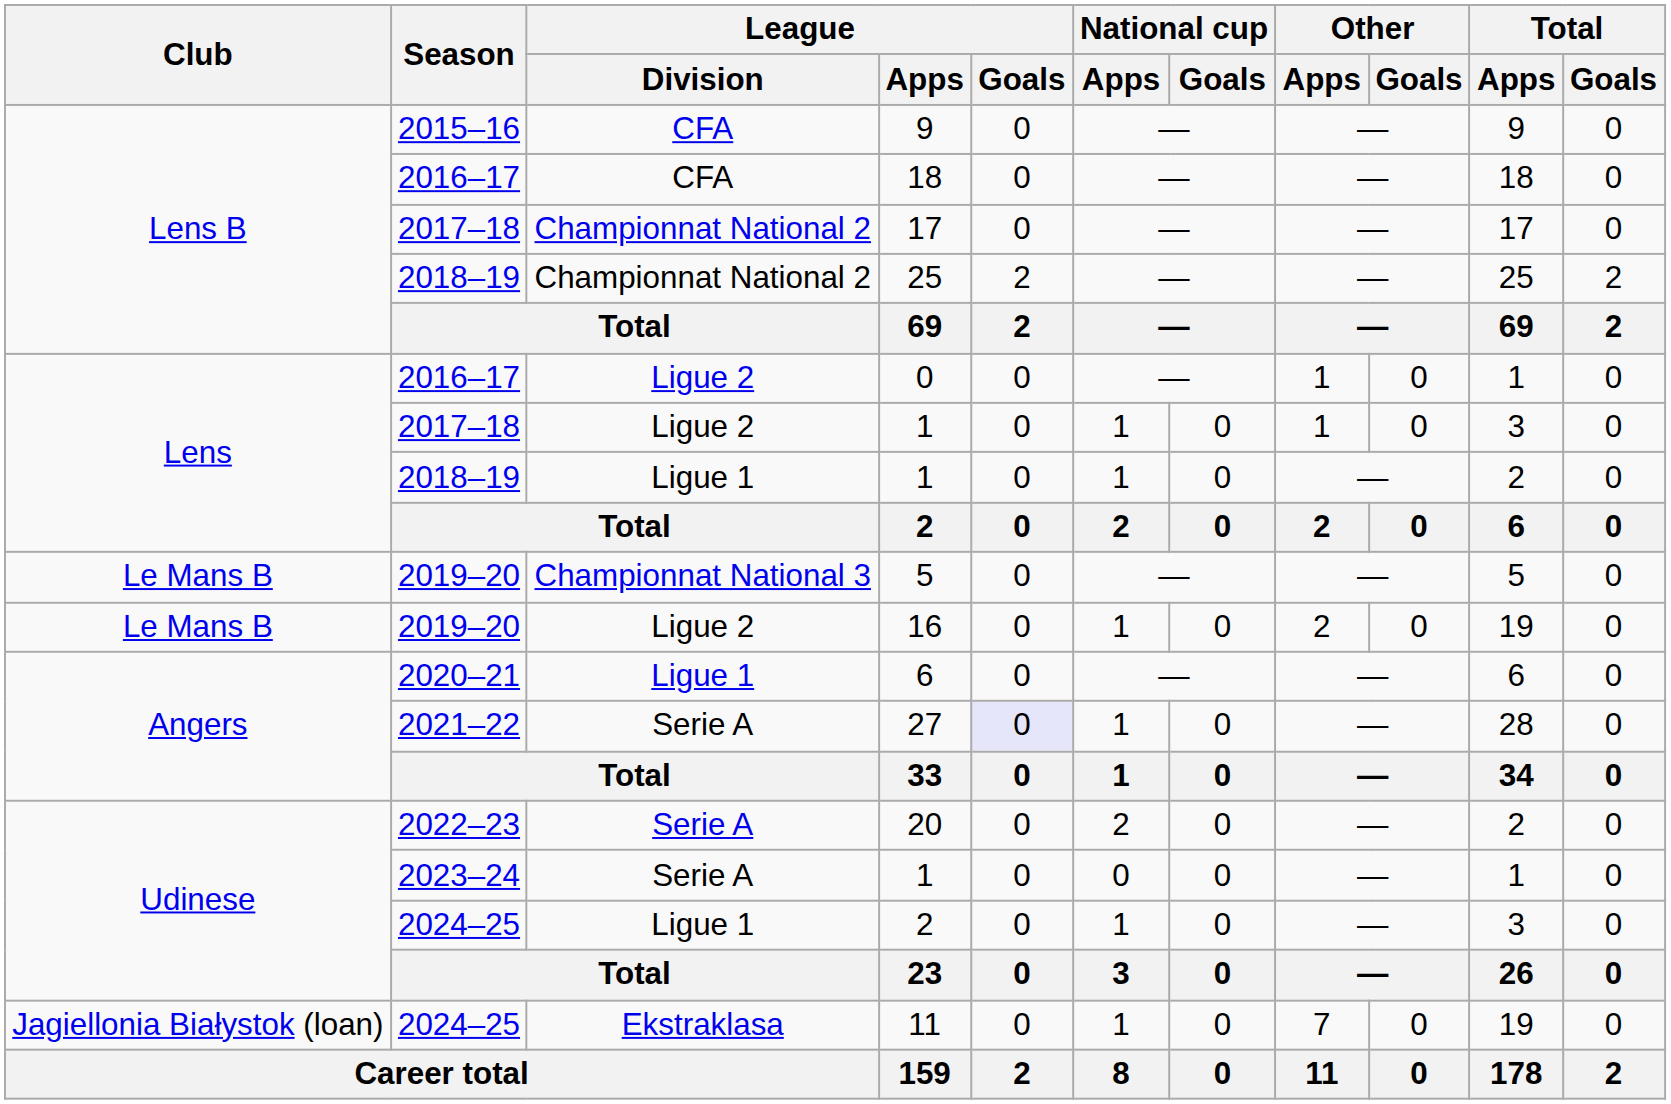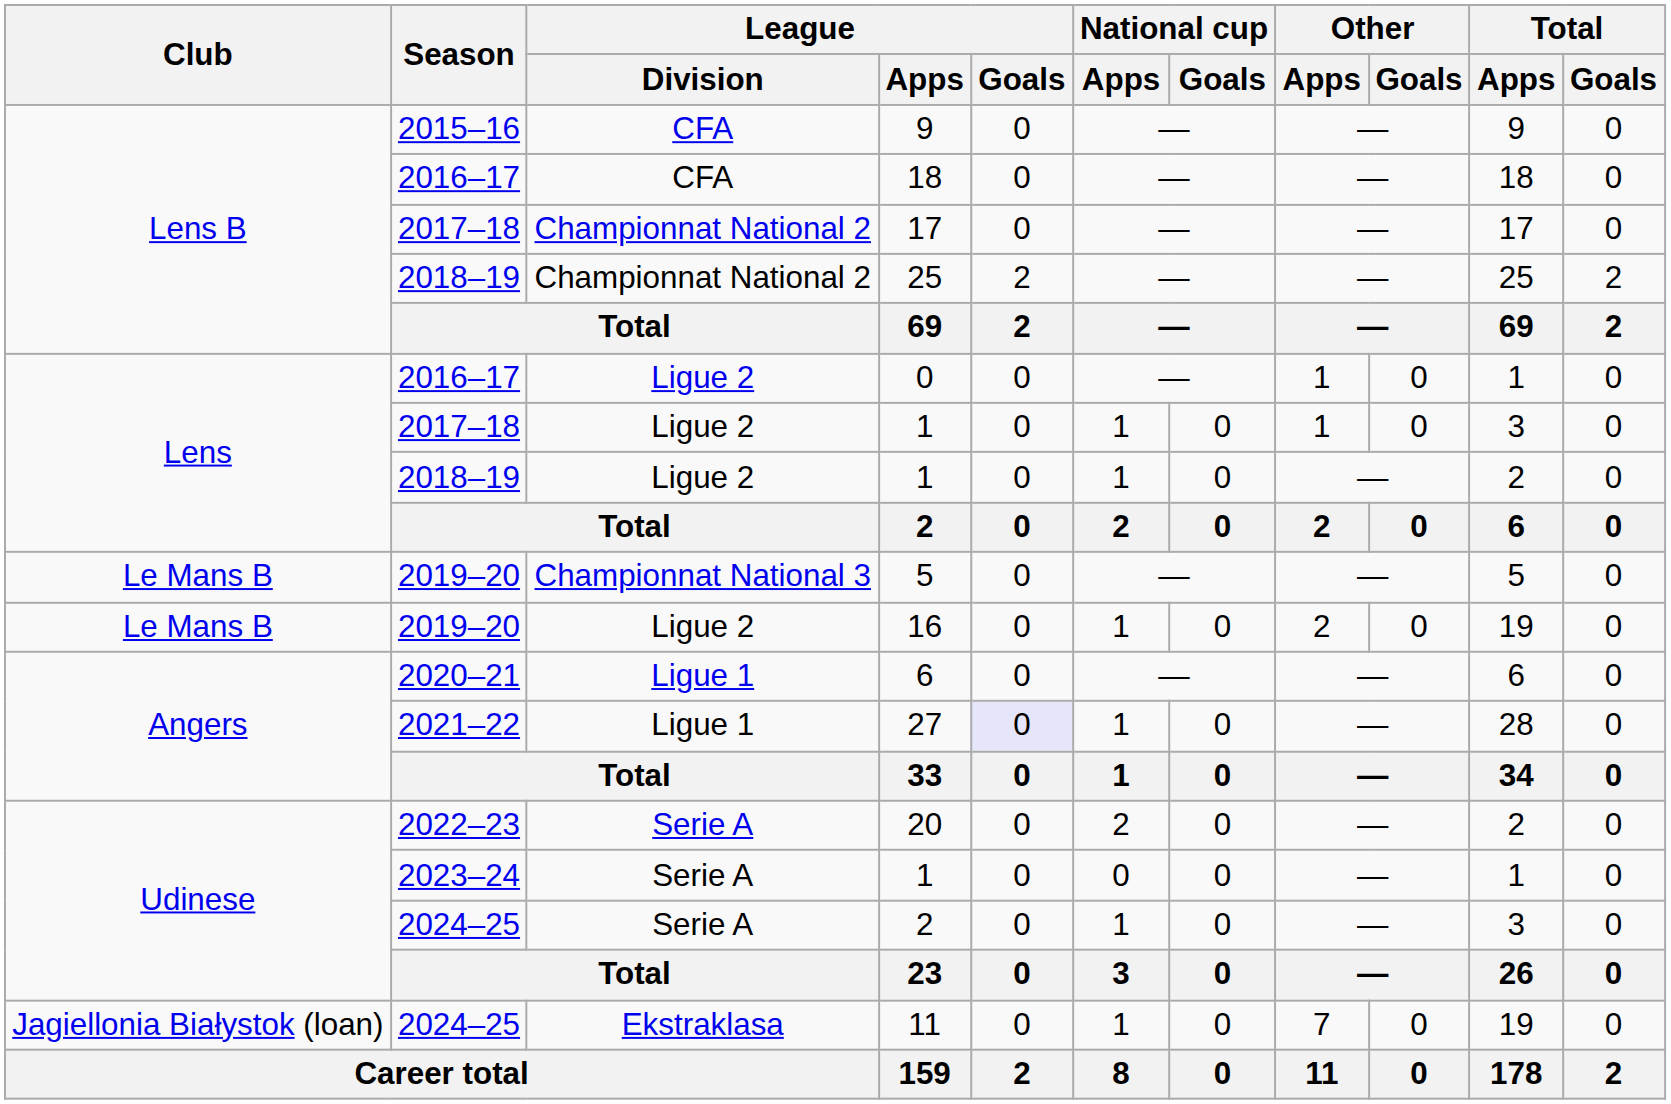(703, 476) Ligue 1 -> (703, 476) Ligue 2
(703, 725) Serie A -> (703, 725) Ligue 1
(703, 924) Ligue 1 -> (703, 924) Serie A
